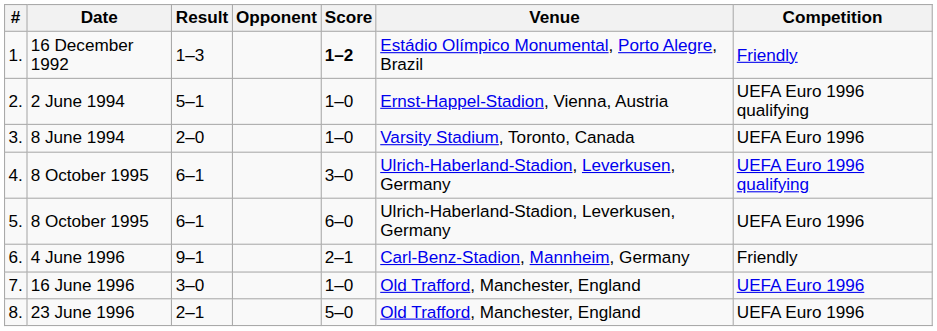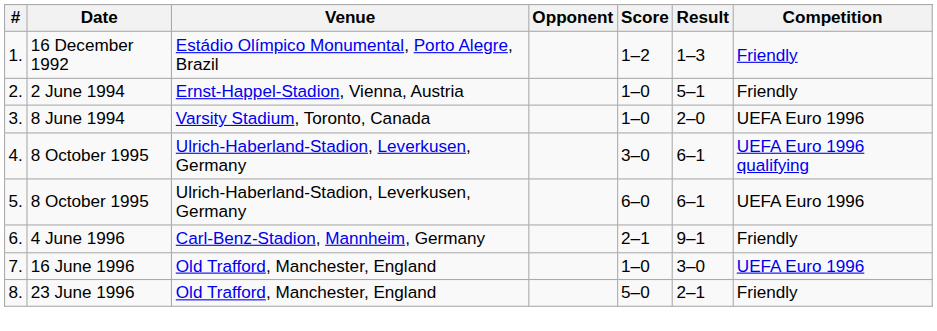columns swapped: (555, 18) <-> (202, 18)
(339, 54) bold -> (635, 54) normal
(801, 101) UEFA Euro 1996 qualifying -> (767, 91) Friendly
(801, 312) UEFA Euro 1996 -> (767, 293) Friendly
